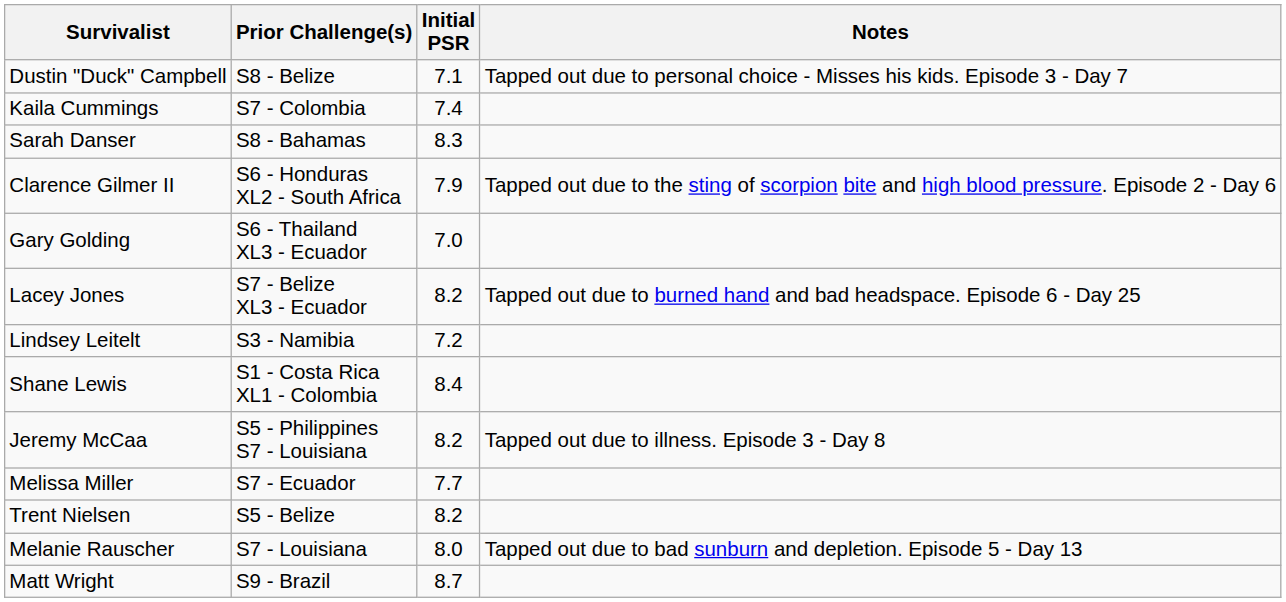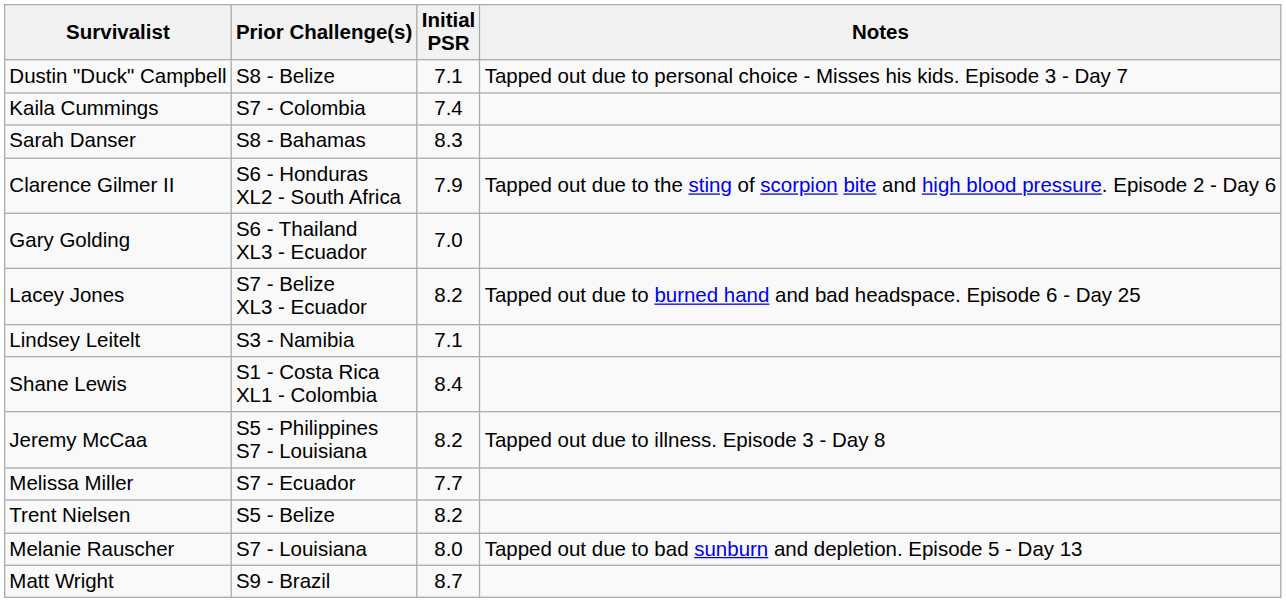(449, 340) 7.2 -> (449, 340) 7.1
